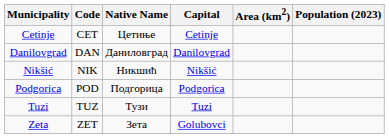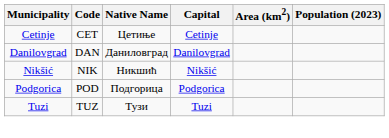- row: (38, 124)
